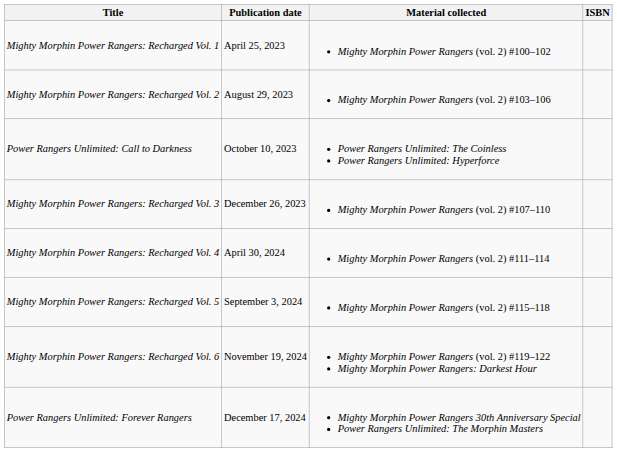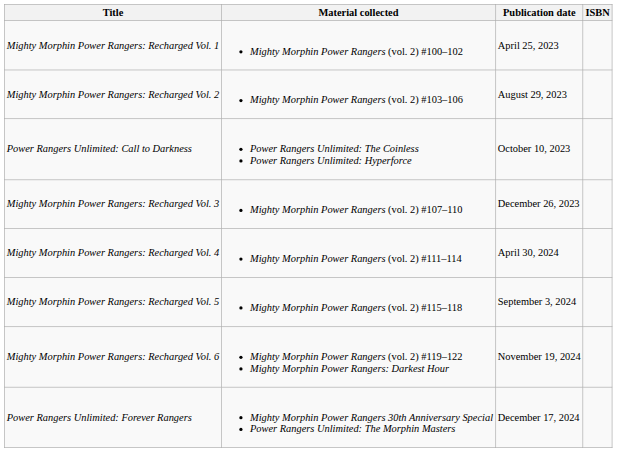columns swapped: (446, 12) <-> (265, 12)
